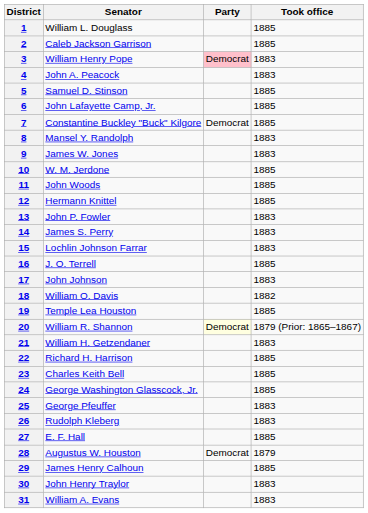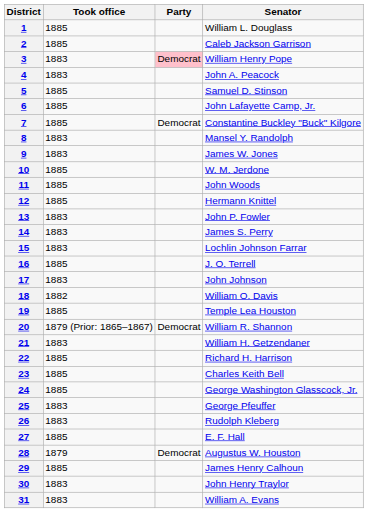columns swapped: (123, 12) <-> (307, 12)
(227, 327) lightyellow background -> (179, 327) no background
